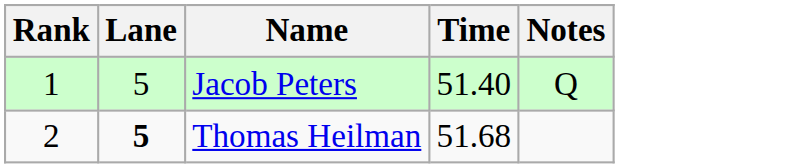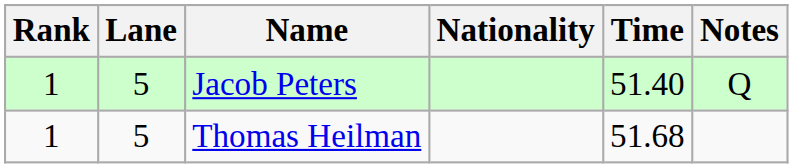+ column: (516, 30)
(51, 135) 2 -> (51, 135) 1
(141, 135) bold -> (141, 135) normal
